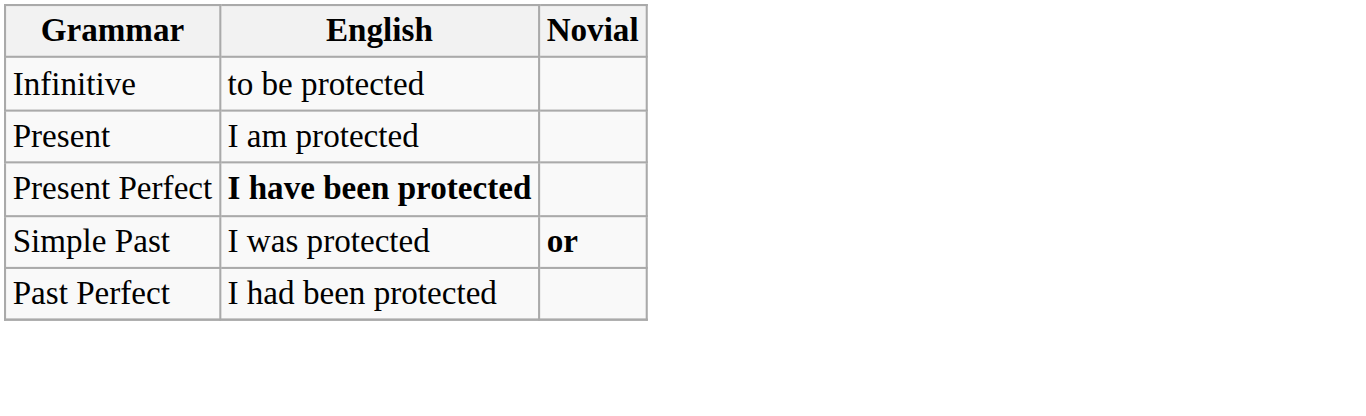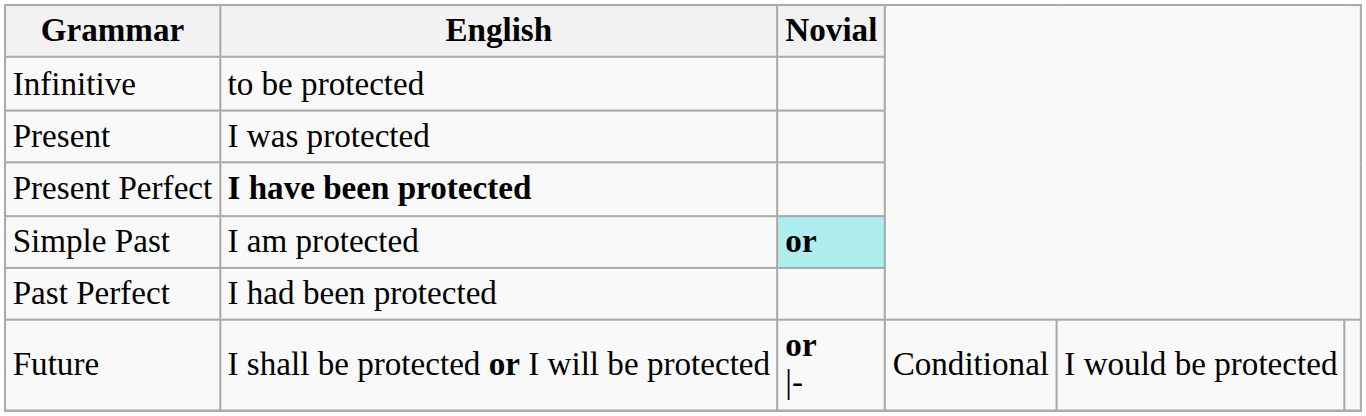(323, 135) I am protected -> (329, 135) I was protected
(329, 240) I was protected -> (323, 240) I am protected
(562, 240) no background -> (801, 240) paleturquoise background
+ row: (56, 364)
